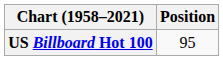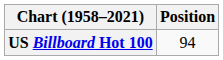(188, 42) 95 -> (188, 42) 94
